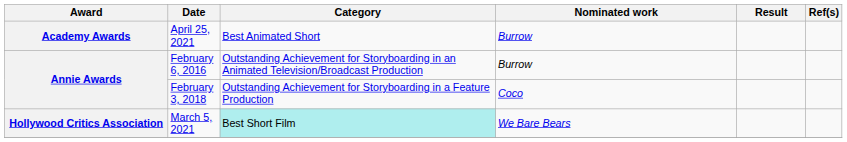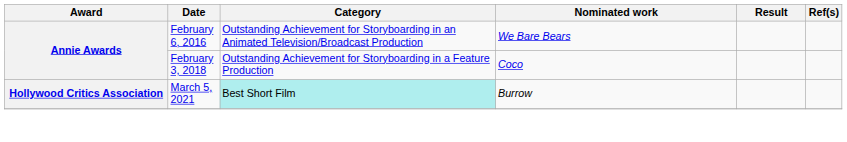- row: (190, 36)
(515, 65) Burrow -> (534, 36) We Bare Bears
(534, 123) We Bare Bears -> (515, 94) Burrow
